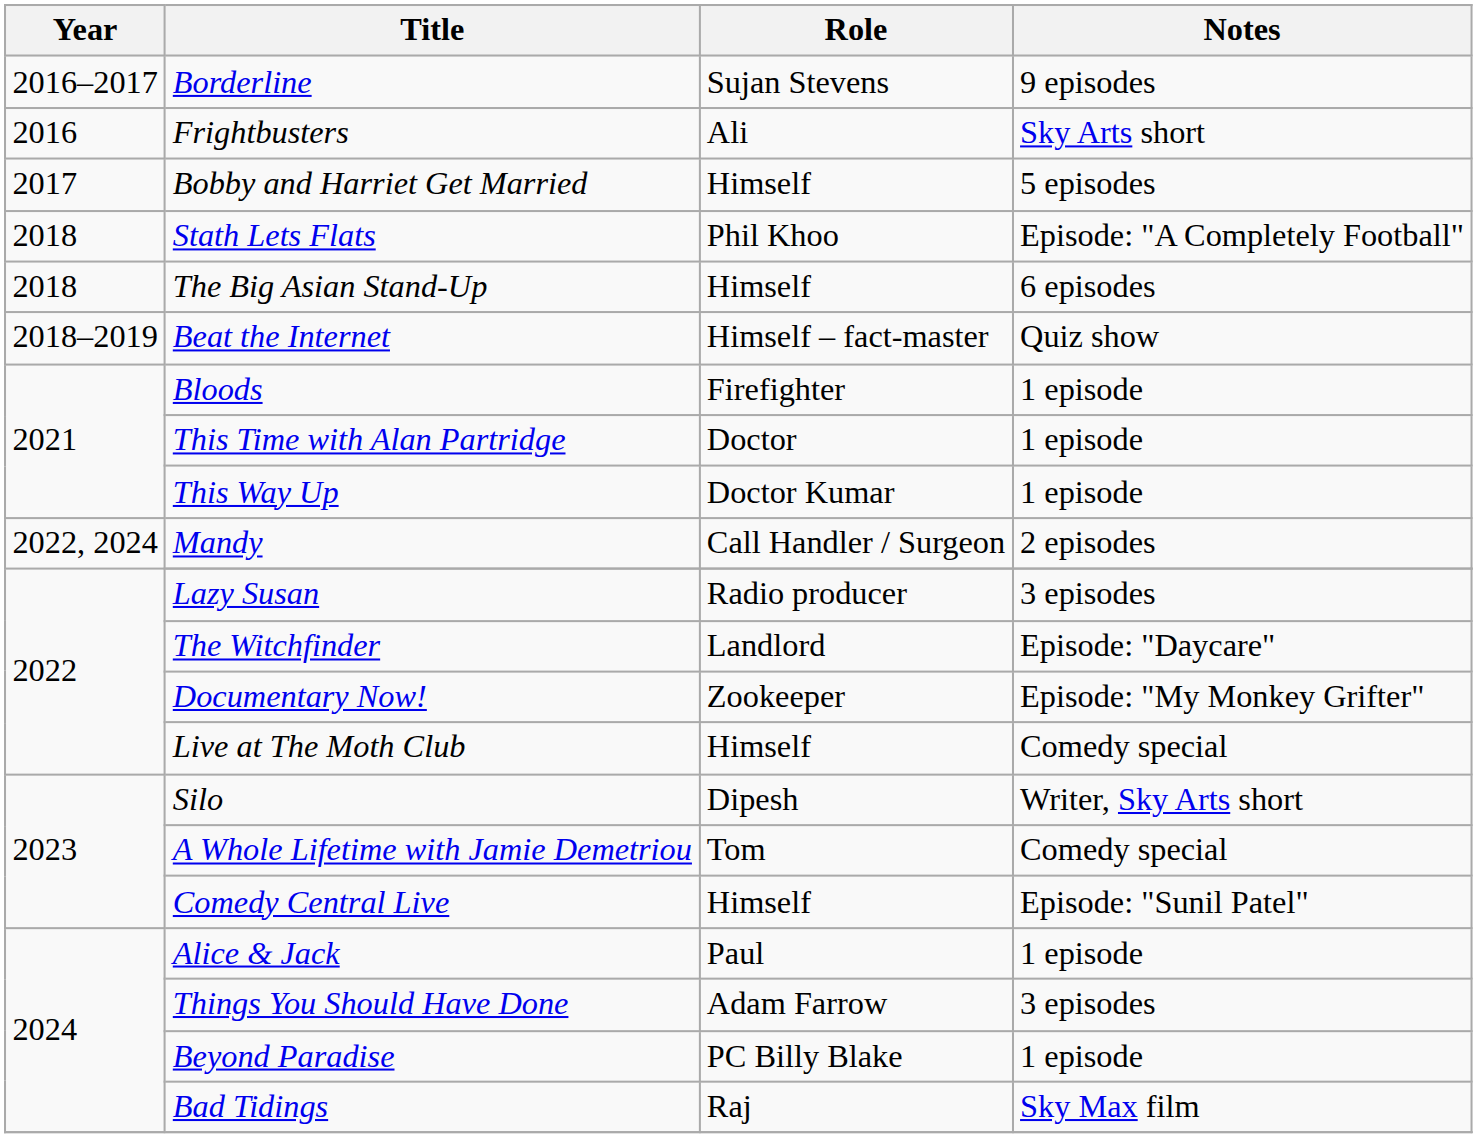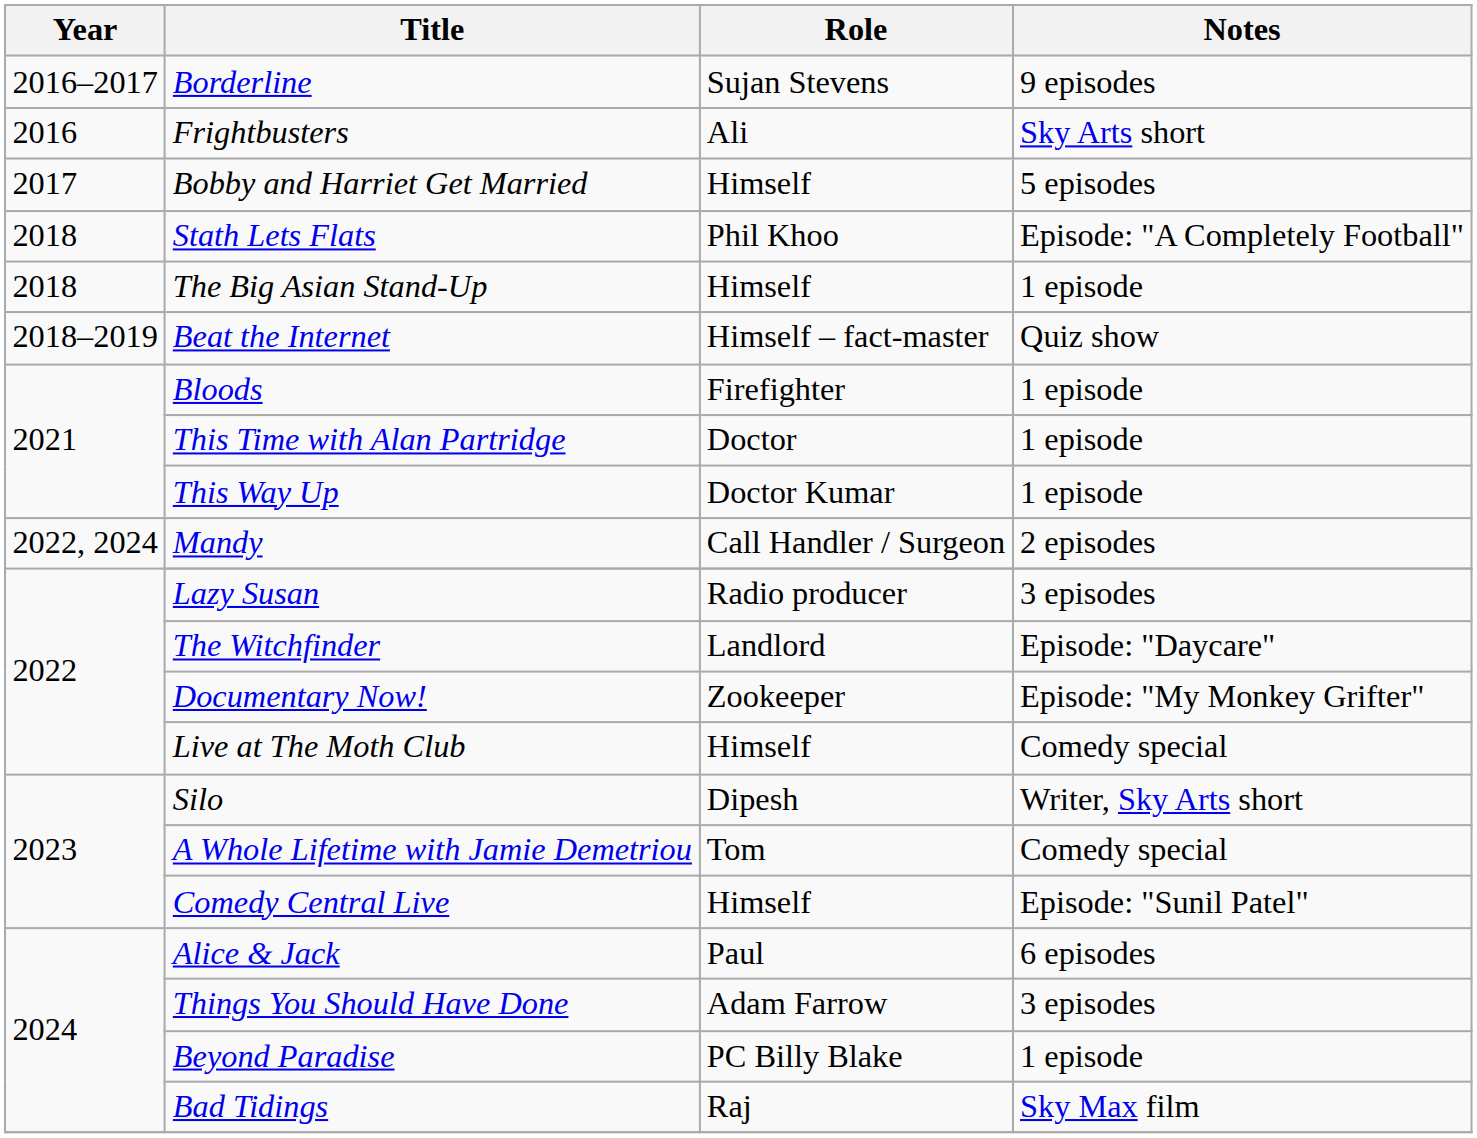(1088, 286) 6 episodes -> (1082, 286) 1 episode
(1082, 952) 1 episode -> (1088, 952) 6 episodes
